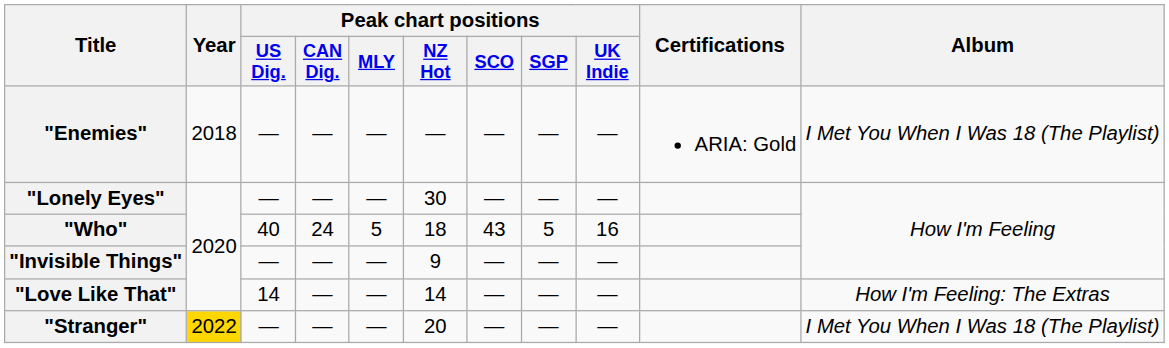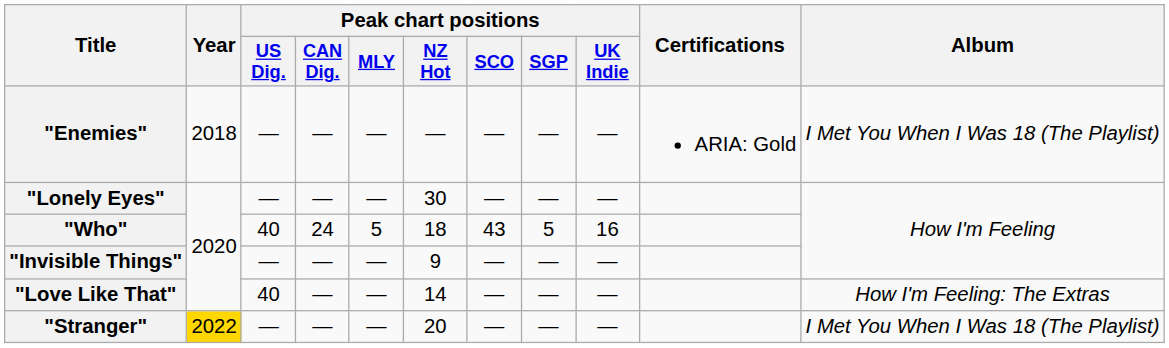(269, 294) 14 -> (269, 294) 40
